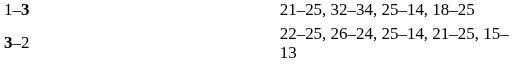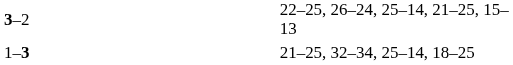rows swapped: (17, 42) <-> (17, 9)
